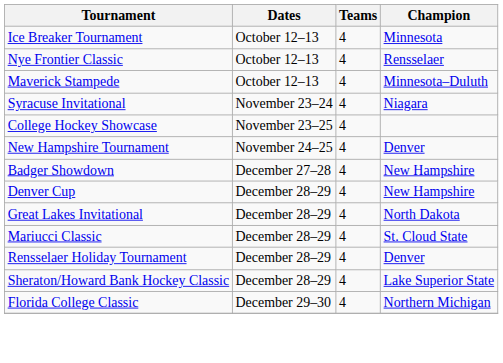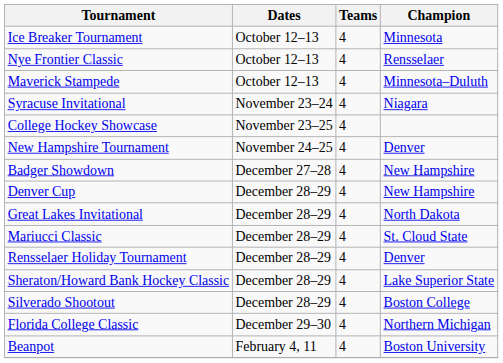+ row: (61, 302)
+ row: (31, 346)
